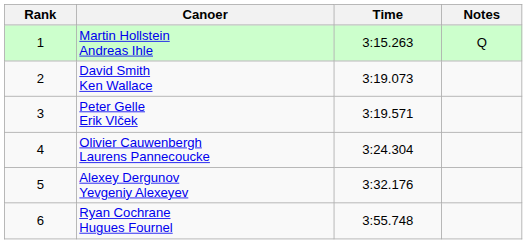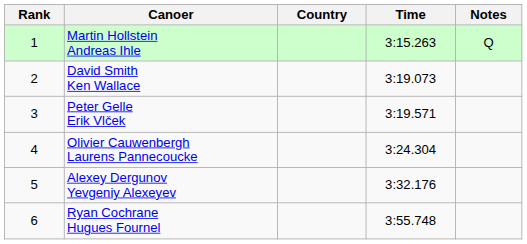+ column: (322, 14)
